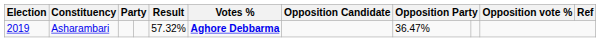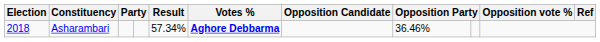(18, 28) 2019 -> (18, 28) 2018
(169, 28) 57.32% -> (169, 28) 57.34%
(413, 28) 36.47% -> (413, 28) 36.46%
